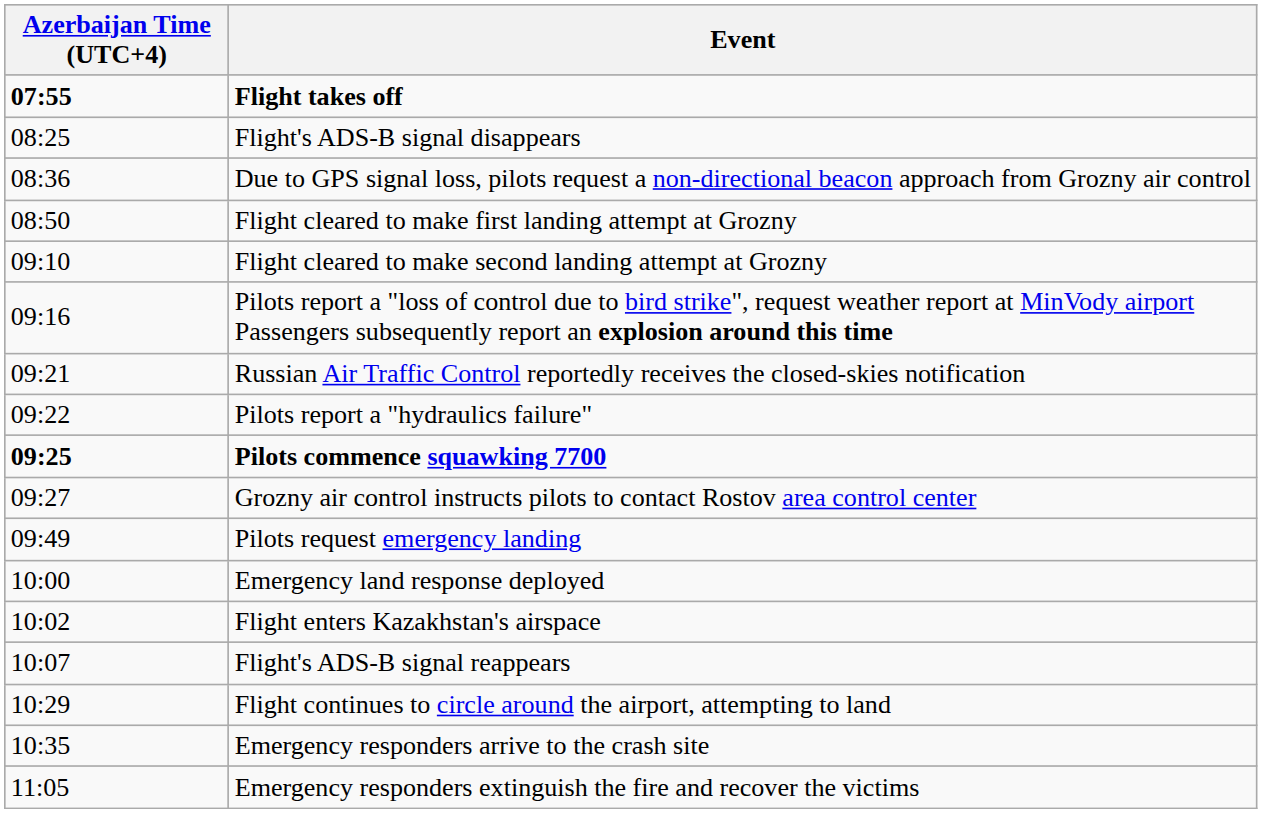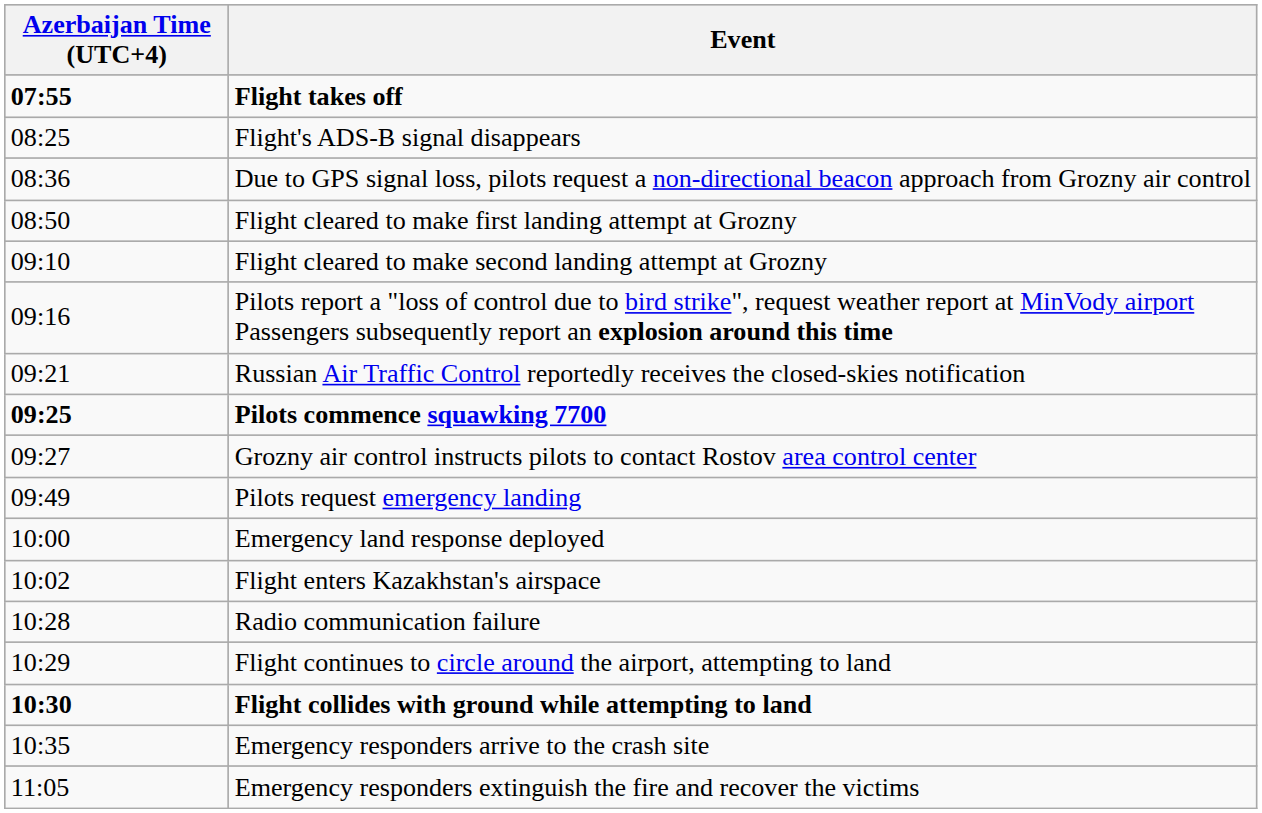- row: (413, 414)
- row: (403, 662)
+ row: (388, 621)
+ row: (523, 704)
